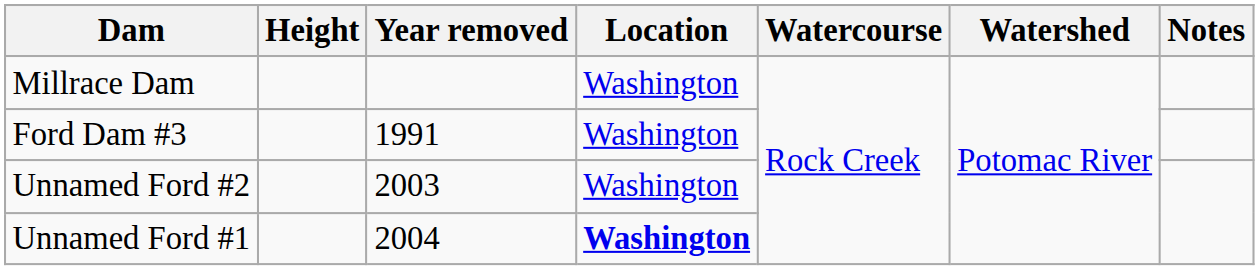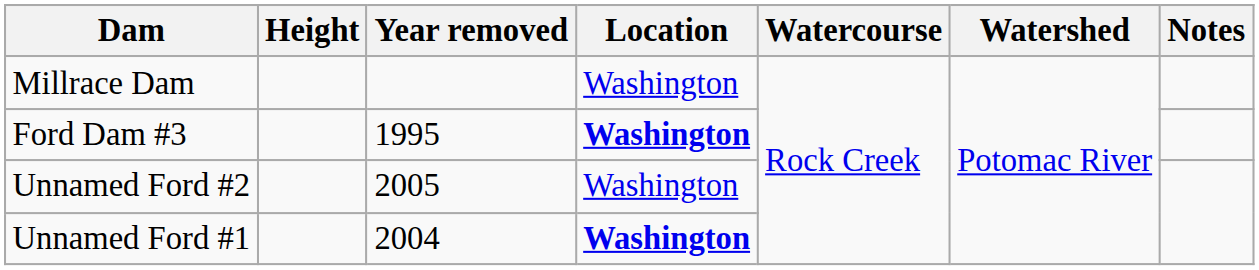(407, 133) 1991 -> (407, 133) 1995
(661, 133) normal -> (667, 133) bold
(407, 185) 2003 -> (407, 185) 2005
